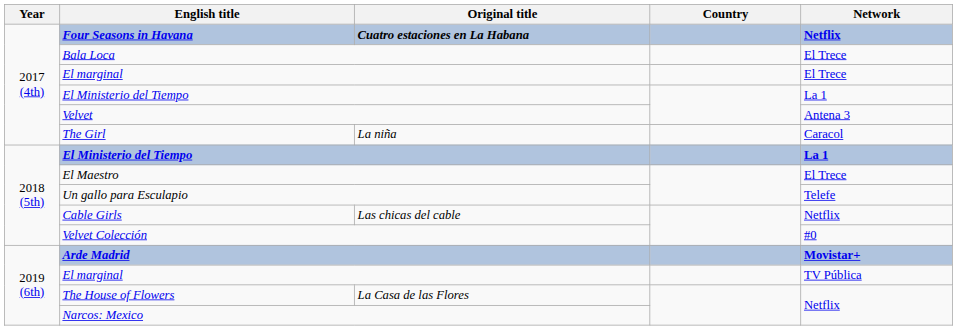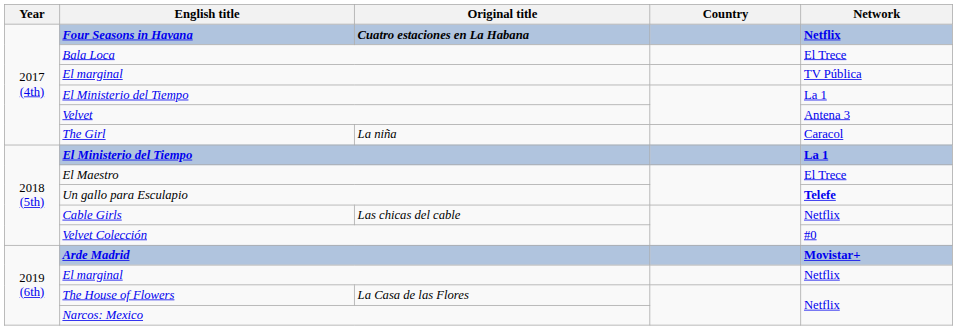(825, 74) El Trece -> (833, 74) TV Pública
(820, 194) normal -> (820, 194) bold
(833, 275) TV Pública -> (822, 275) Netflix
